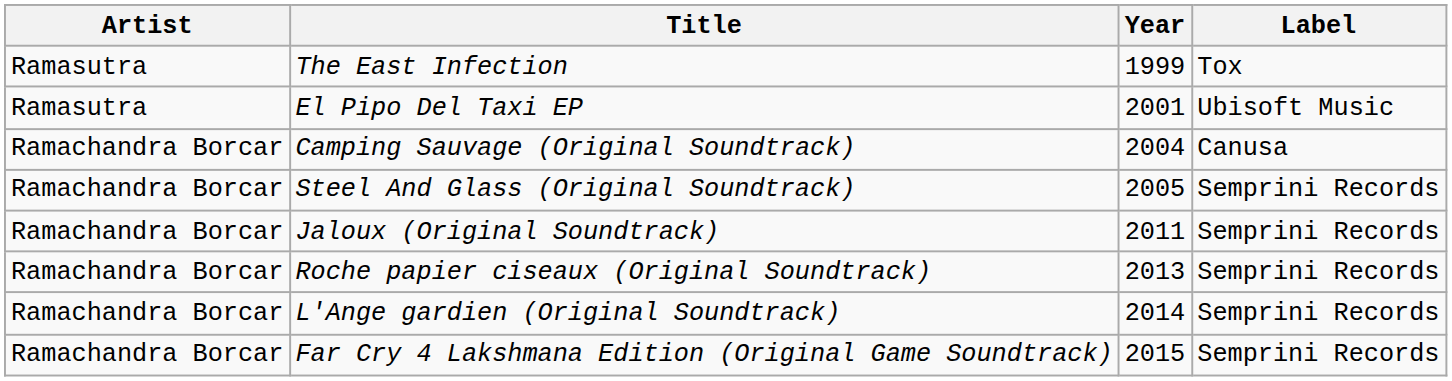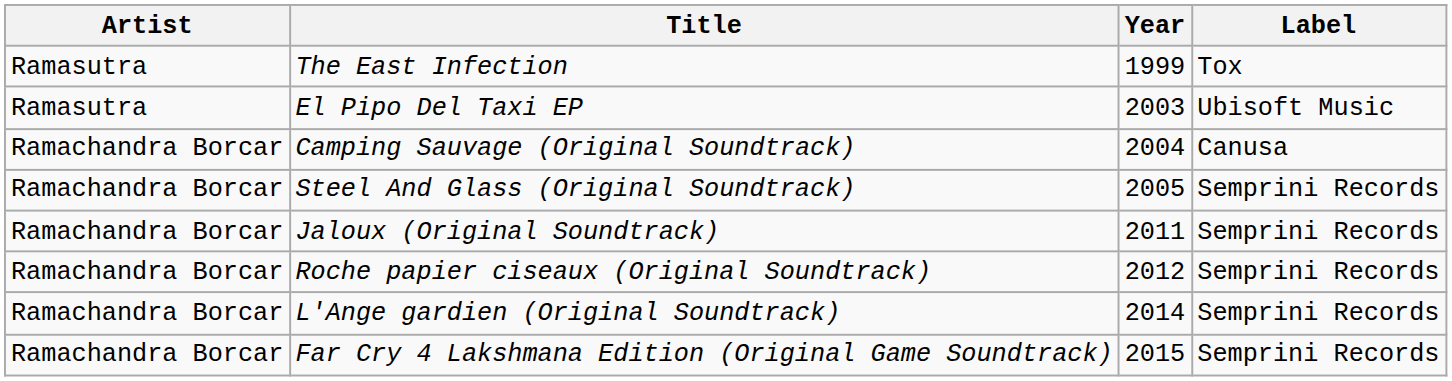(1155, 108) 2001 -> (1155, 108) 2003
(1155, 272) 2013 -> (1155, 272) 2012
